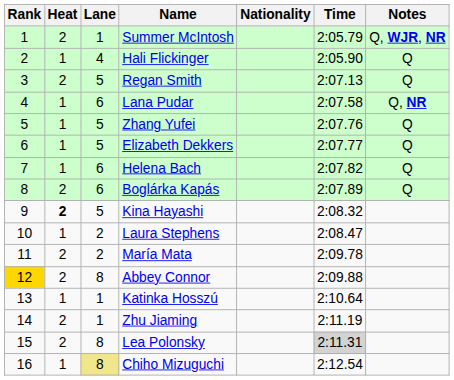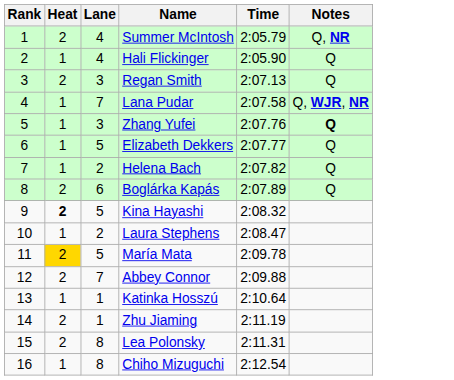- column: (275, 15)
(100, 37) 1 -> (100, 37) 4
(407, 37) Q, WJR, NR -> (331, 37) Q, NR
(100, 80) 5 -> (100, 80) 3
(100, 102) 6 -> (100, 102) 7
(407, 102) Q, NR -> (331, 102) Q, WJR, NR
(100, 124) 5 -> (100, 124) 3
(407, 124) normal -> (331, 124) bold
(100, 168) 6 -> (100, 168) 2
(63, 255) no background -> (63, 255) gold background
(100, 255) 2 -> (100, 255) 5
(24, 277) gold background -> (24, 277) no background
(100, 277) 8 -> (100, 277) 7
(340, 342) lightgrey background -> (263, 342) no background
(100, 364) khaki background -> (100, 364) no background
